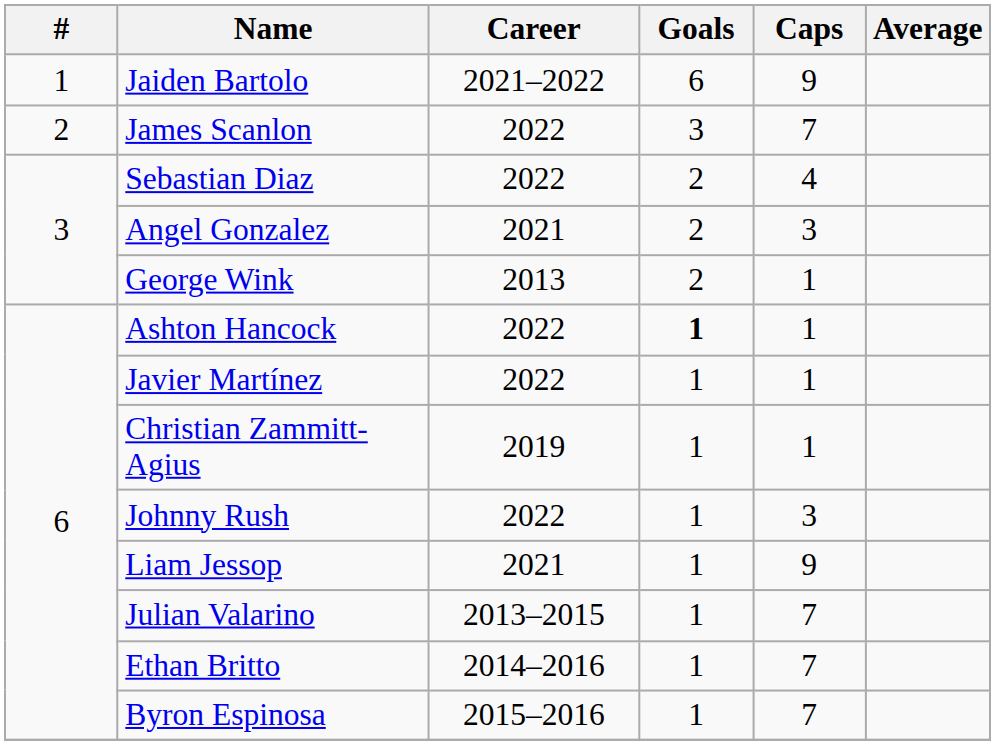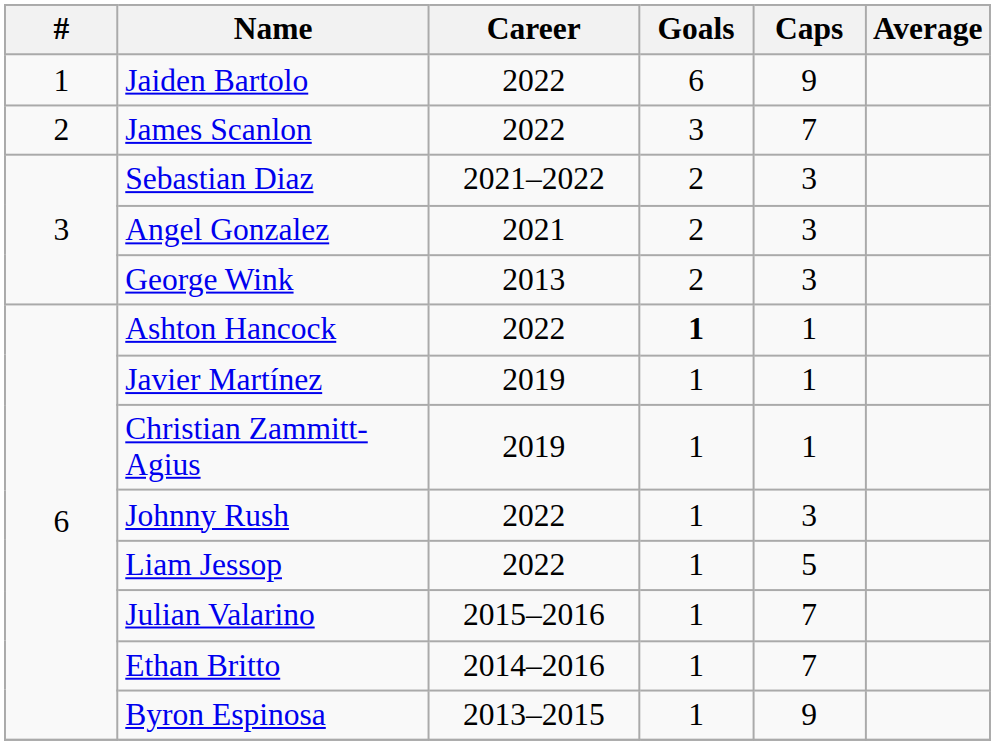(534, 79) 2021–2022 -> (534, 79) 2022
(534, 179) 2022 -> (534, 179) 2021–2022
(809, 179) 4 -> (809, 179) 3
(809, 279) 1 -> (809, 279) 3
(534, 379) 2022 -> (534, 379) 2019
(534, 564) 2021 -> (534, 564) 2022
(809, 564) 9 -> (809, 564) 5
(534, 614) 2013–2015 -> (534, 614) 2015–2016
(534, 714) 2015–2016 -> (534, 714) 2013–2015
(809, 714) 7 -> (809, 714) 9
